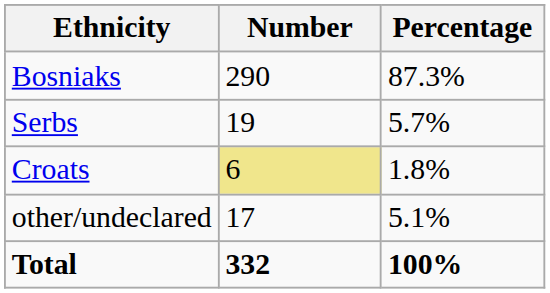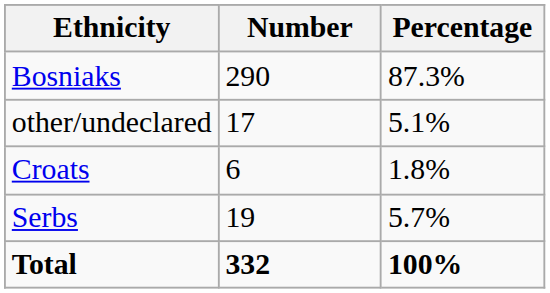rows swapped: (45, 122) <-> (112, 216)
(233, 169) khaki background -> (233, 169) no background
